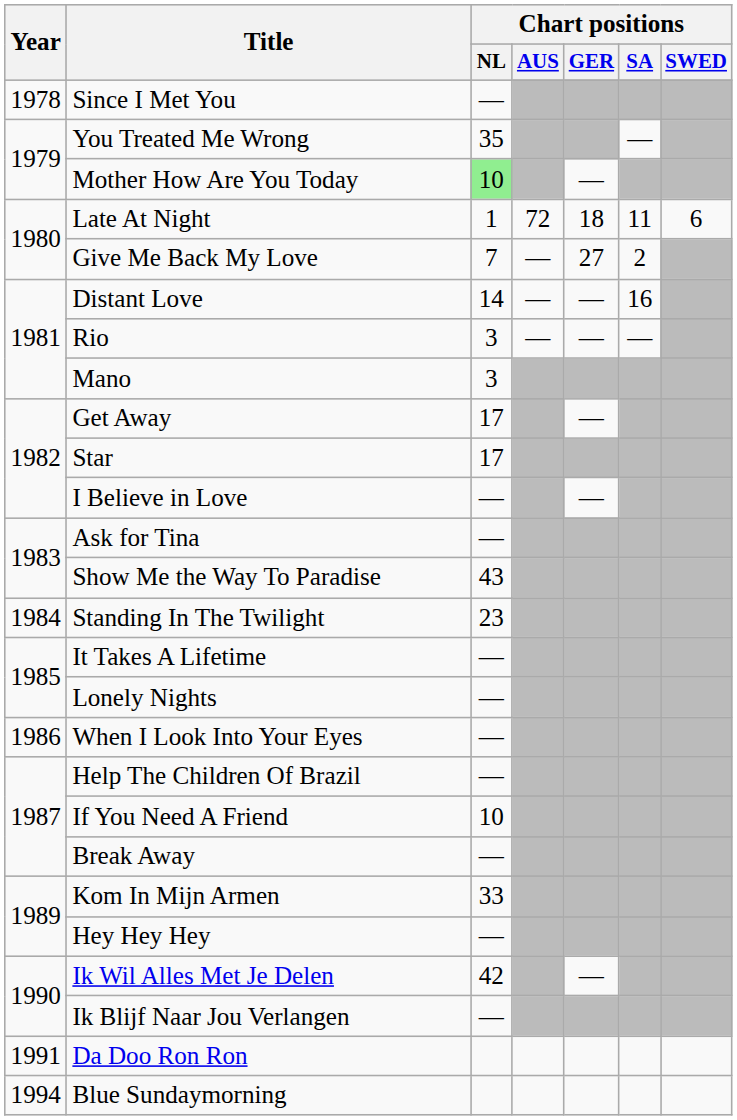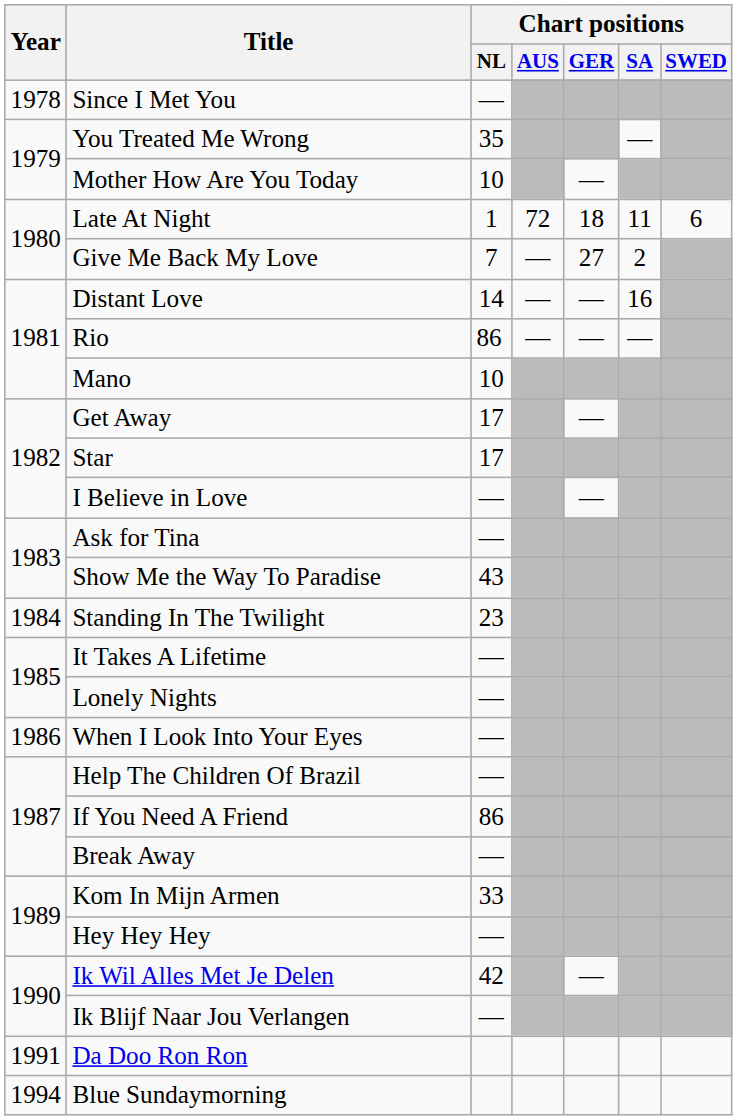(491, 178) lightgreen background -> (491, 178) no background
(491, 338) 3 -> (489, 338) 86
(491, 378) 3 -> (491, 378) 10
(491, 816) 10 -> (491, 816) 86
